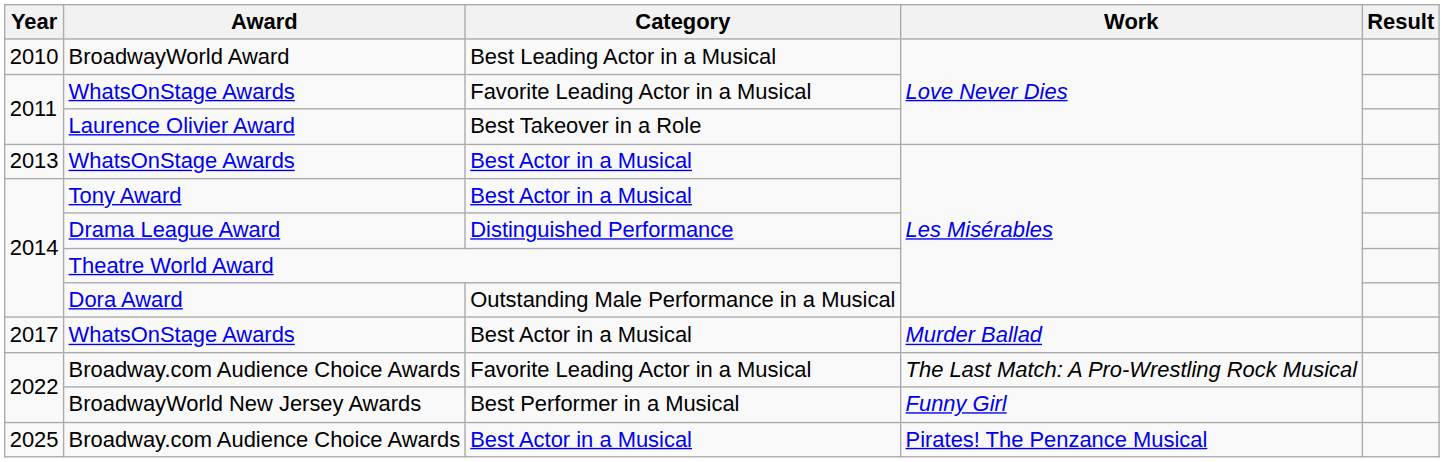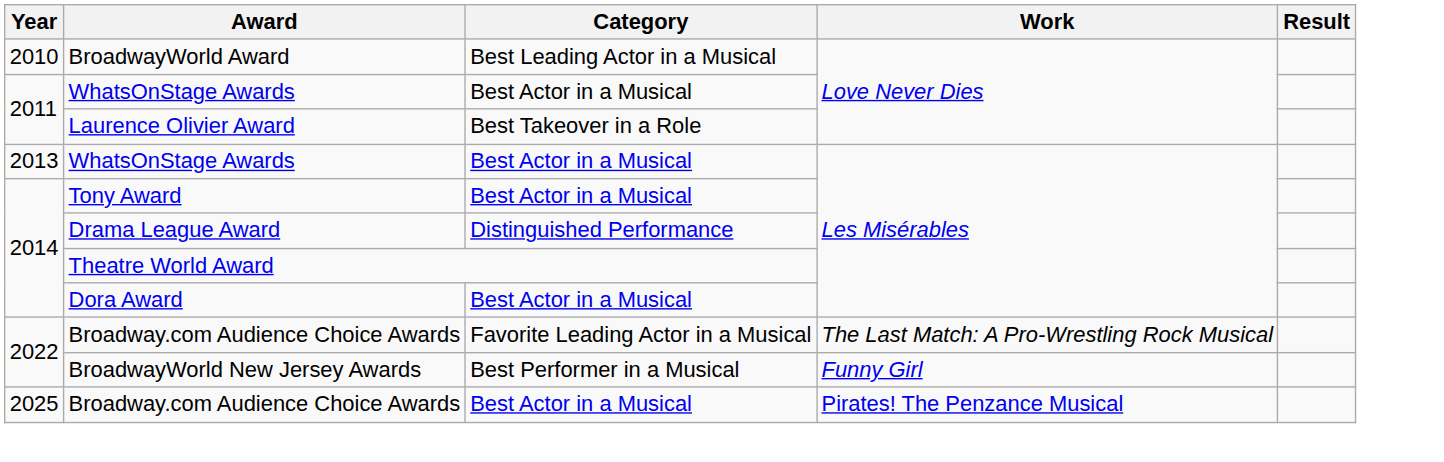(641, 91) Favorite Leading Actor in a Musical -> (581, 91) Best Actor in a Musical
(683, 299) Outstanding Male Performance in a Musical -> (581, 299) Best Actor in a Musical
- row: (34, 334)
